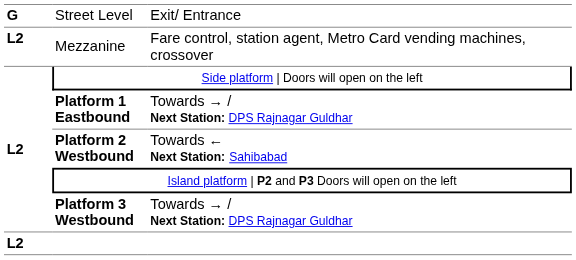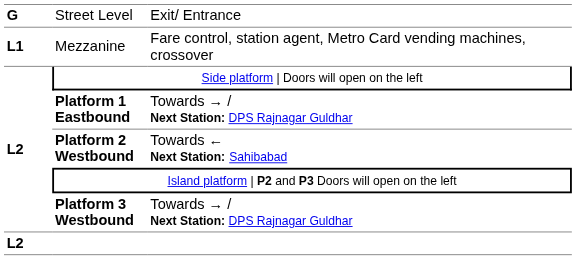(15, 38) L2 -> (15, 46) L1
